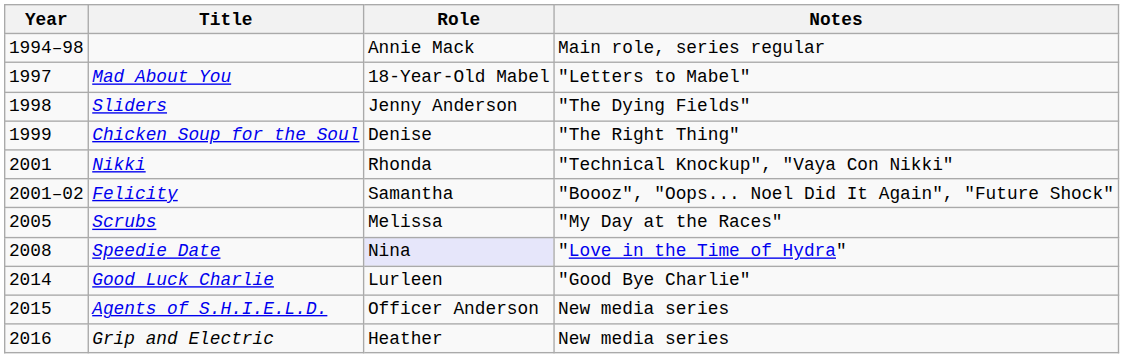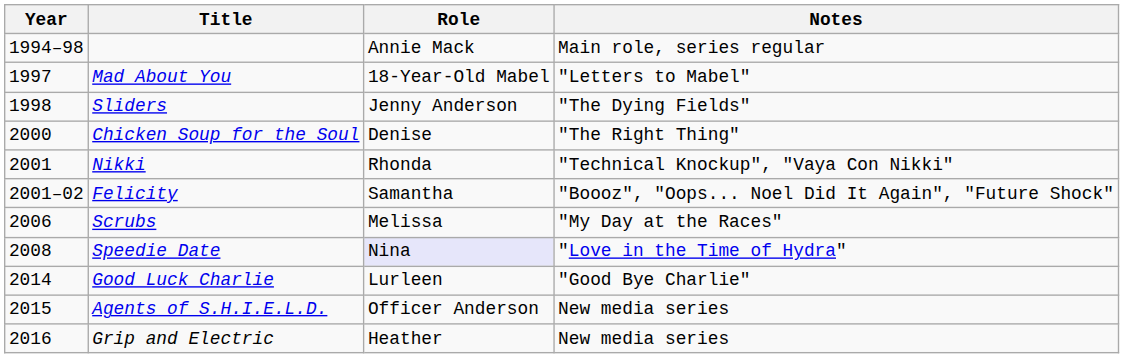(30, 135) 1999 -> (30, 135) 2000
(30, 222) 2005 -> (30, 222) 2006
